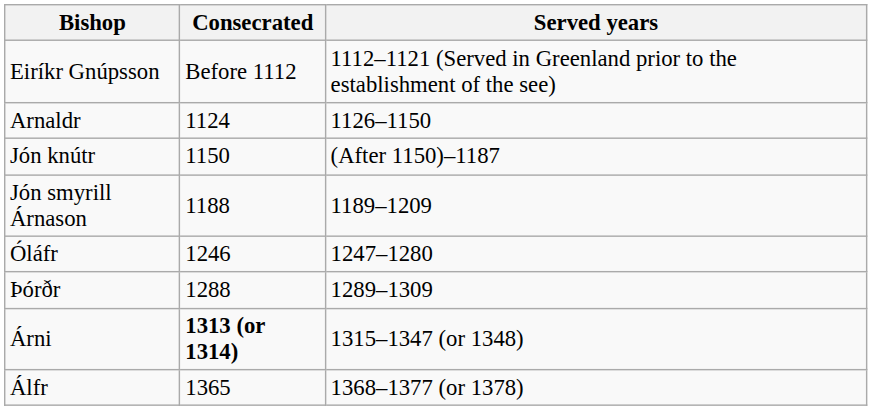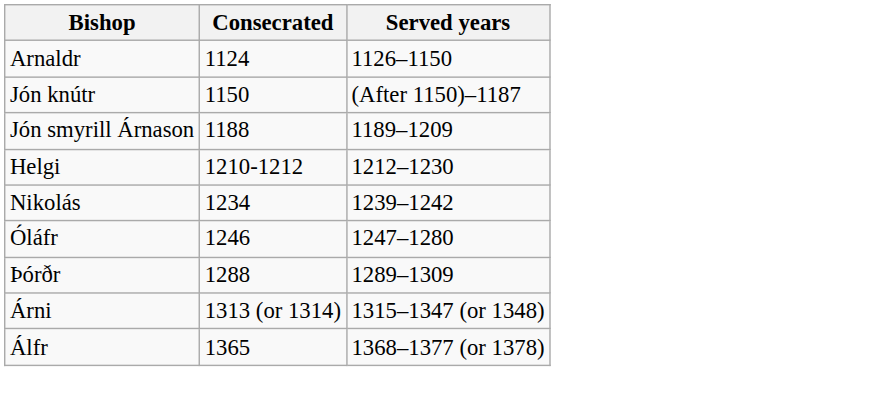- row: (85, 71)
+ row: (35, 166)
+ row: (45, 202)
(225, 338) bold -> (273, 310) normal
